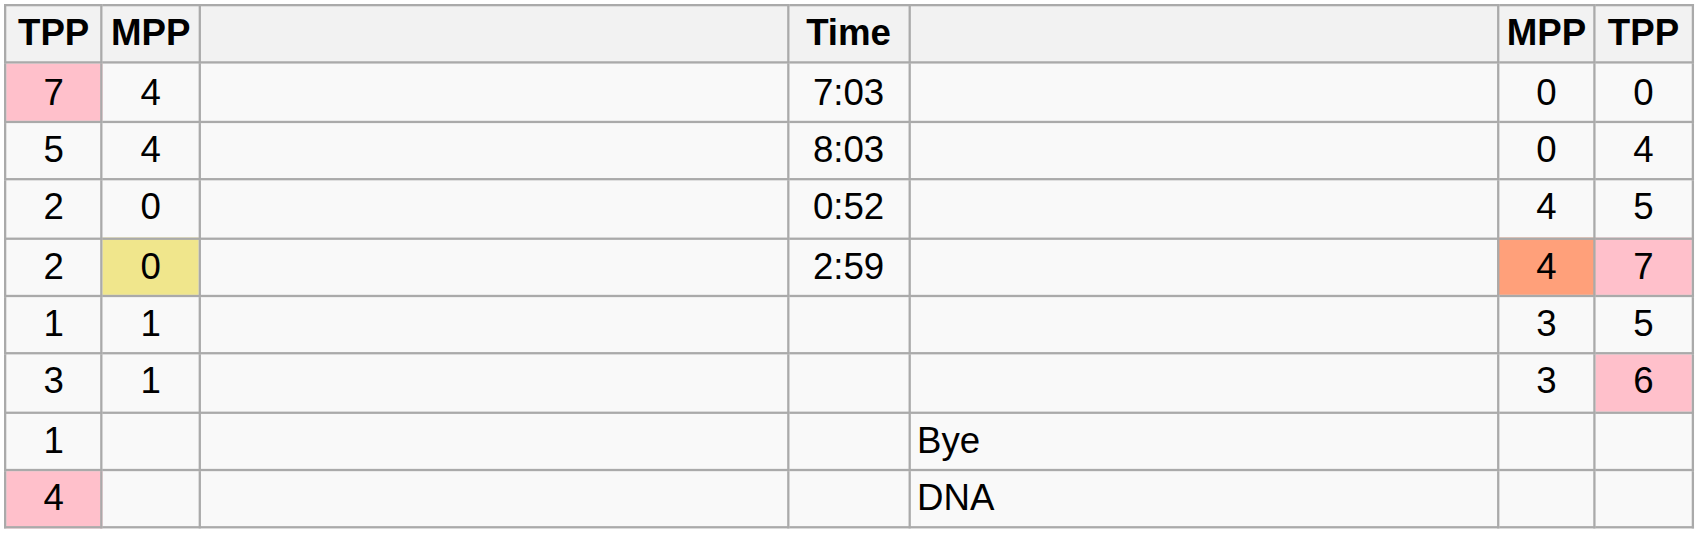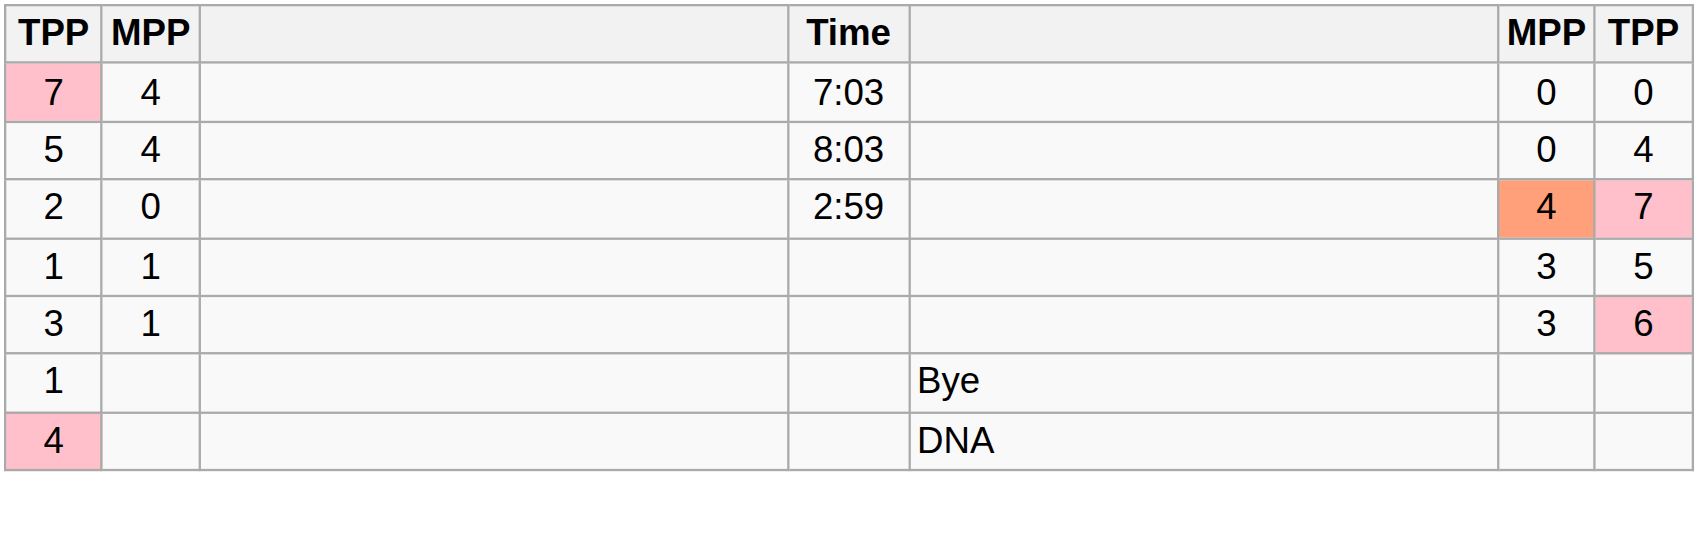- row: (54, 207)
(151, 265) khaki background -> (151, 207) no background
